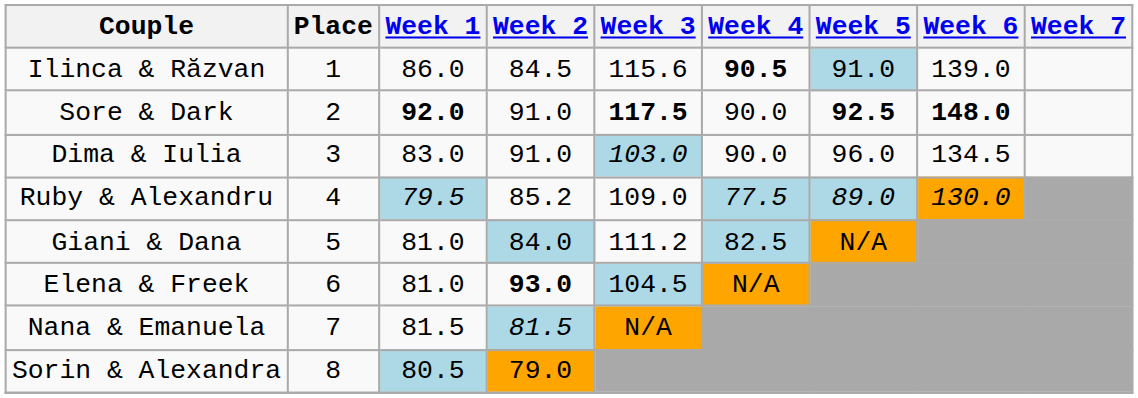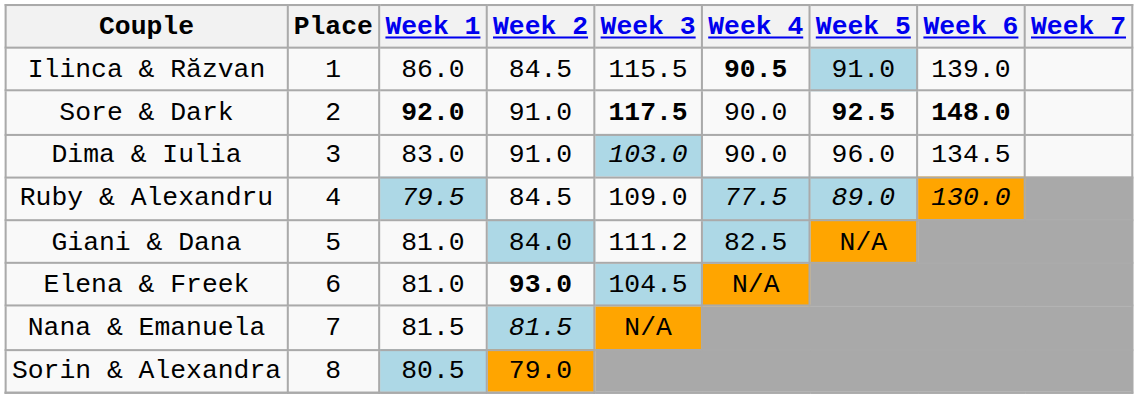(648, 70) 115.6 -> (648, 70) 115.5
(541, 199) 85.2 -> (541, 199) 84.5
